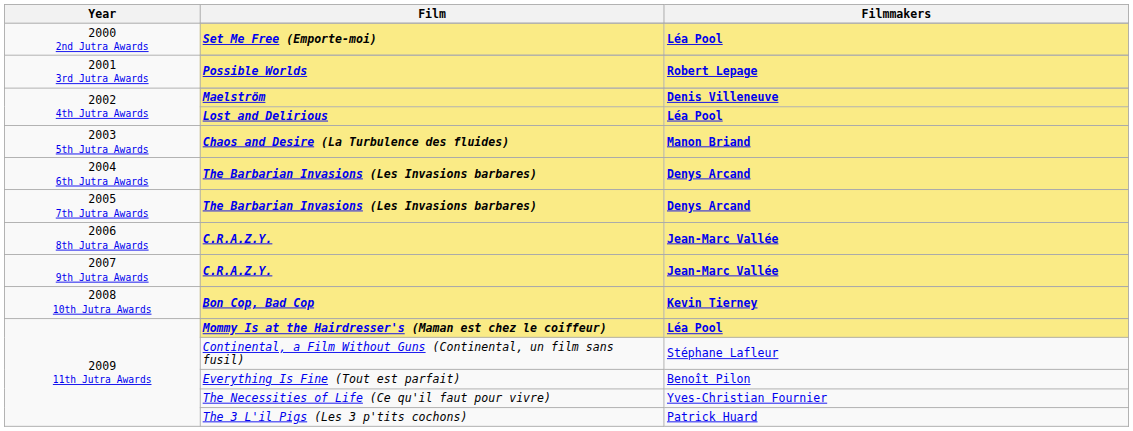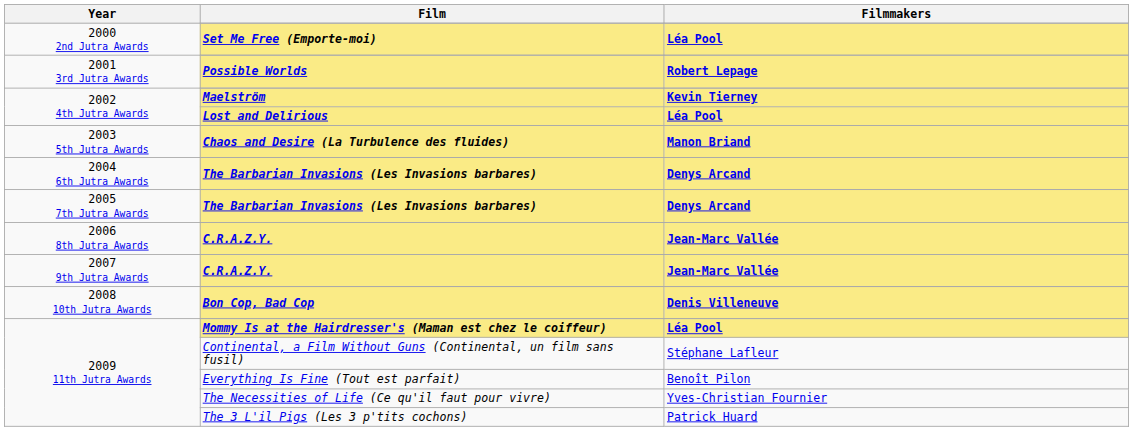(723, 97) Denis Villeneuve -> (712, 97) Kevin Tierney
(712, 303) Kevin Tierney -> (723, 303) Denis Villeneuve
